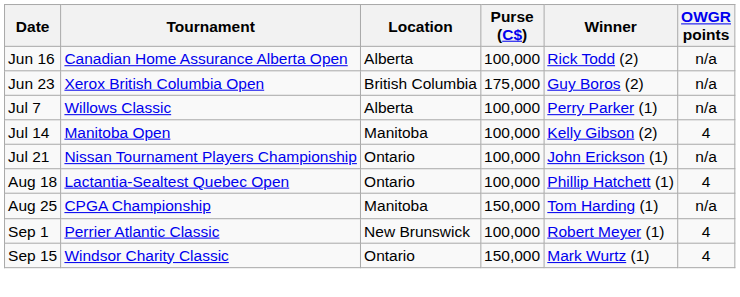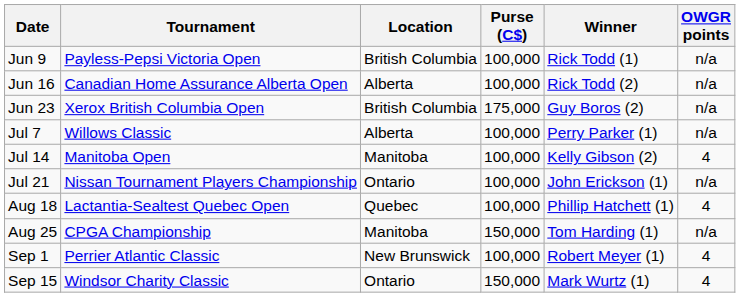+ row: (27, 59)
(390, 182) Ontario -> (391, 206) Quebec
